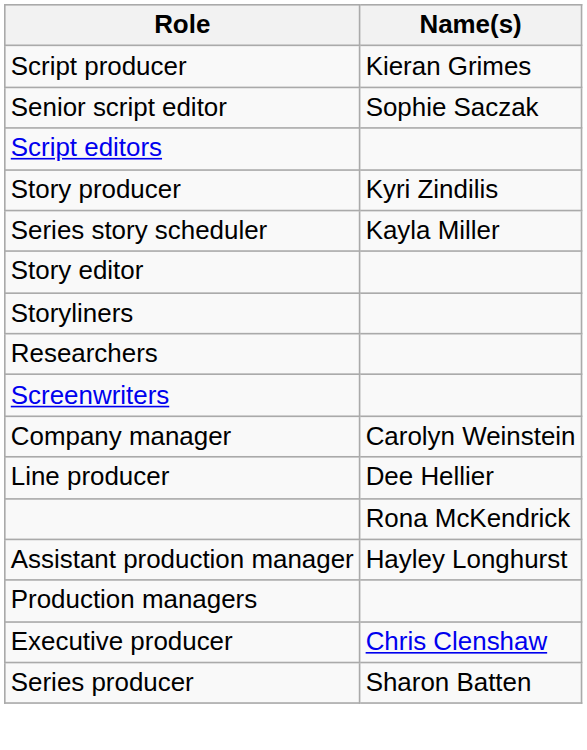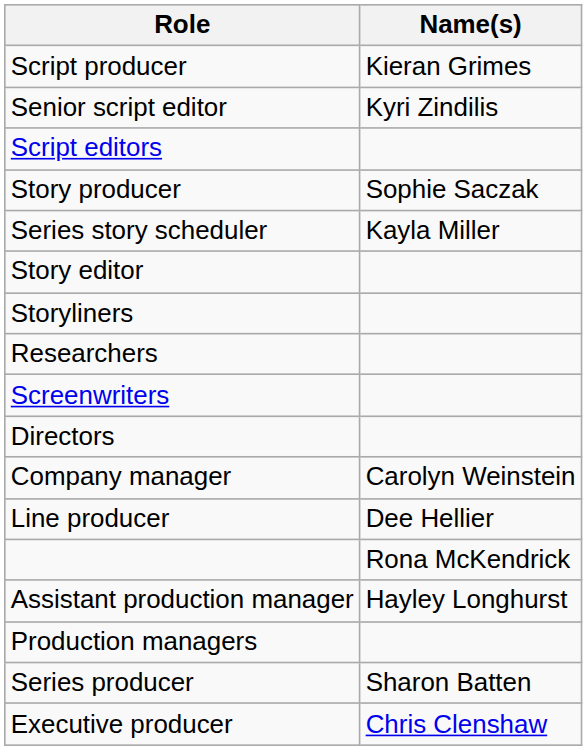(452, 107) Sophie Saczak -> (432, 107) Kyri Zindilis
(432, 189) Kyri Zindilis -> (452, 189) Sophie Saczak
+ row: (63, 436)
rows swapped: (102, 682) <-> (122, 641)
